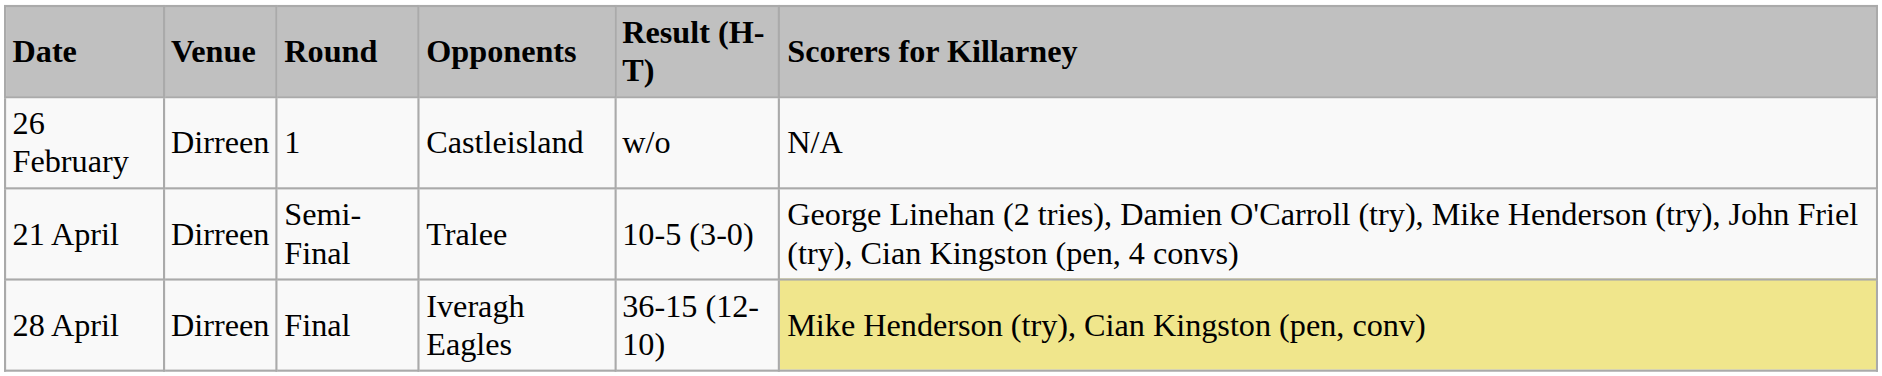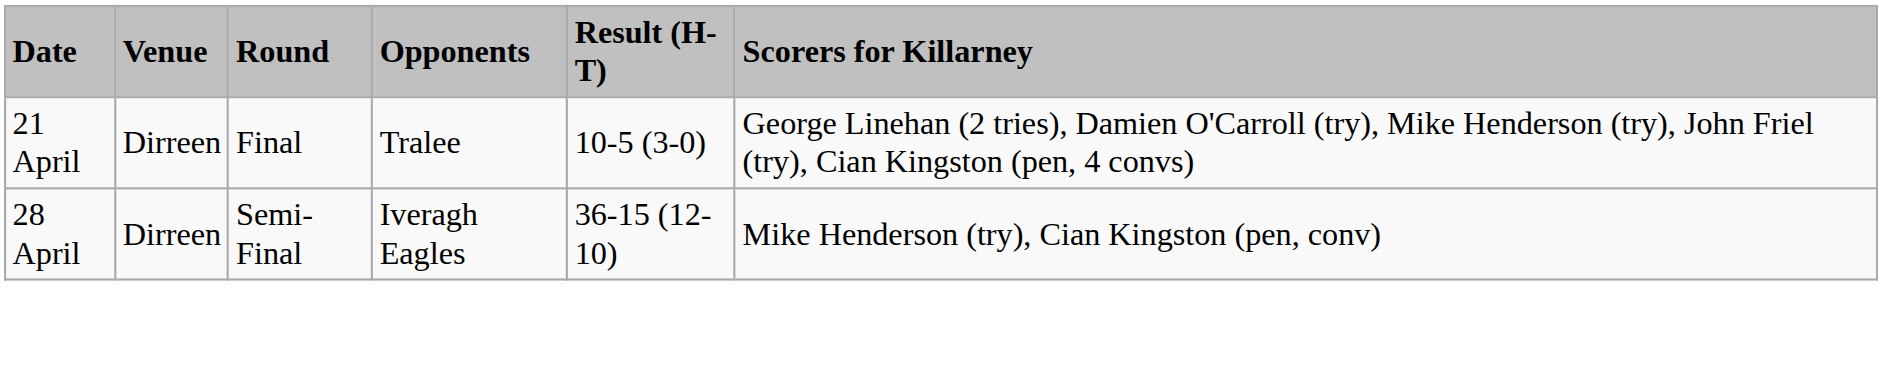- row: (71, 141)
(323, 232) Semi-Final -> (269, 141) Final
(317, 324) Final -> (275, 232) Semi-Final
(1106, 324) khaki background -> (1062, 232) no background
